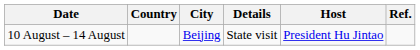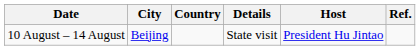columns swapped: (154, 14) <-> (202, 14)
